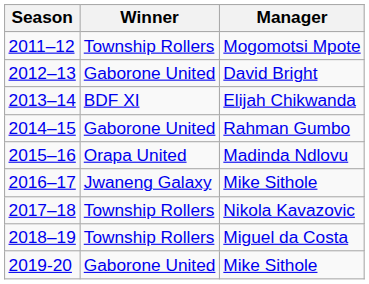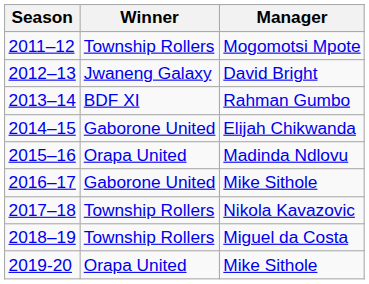(150, 73) Gaborone United -> (148, 73) Jwaneng Galaxy
(290, 100) Elijah Chikwanda -> (287, 100) Rahman Gumbo
(287, 127) Rahman Gumbo -> (290, 127) Elijah Chikwanda
(148, 182) Jwaneng Galaxy -> (150, 182) Gaborone United
(150, 264) Gaborone United -> (135, 264) Orapa United
